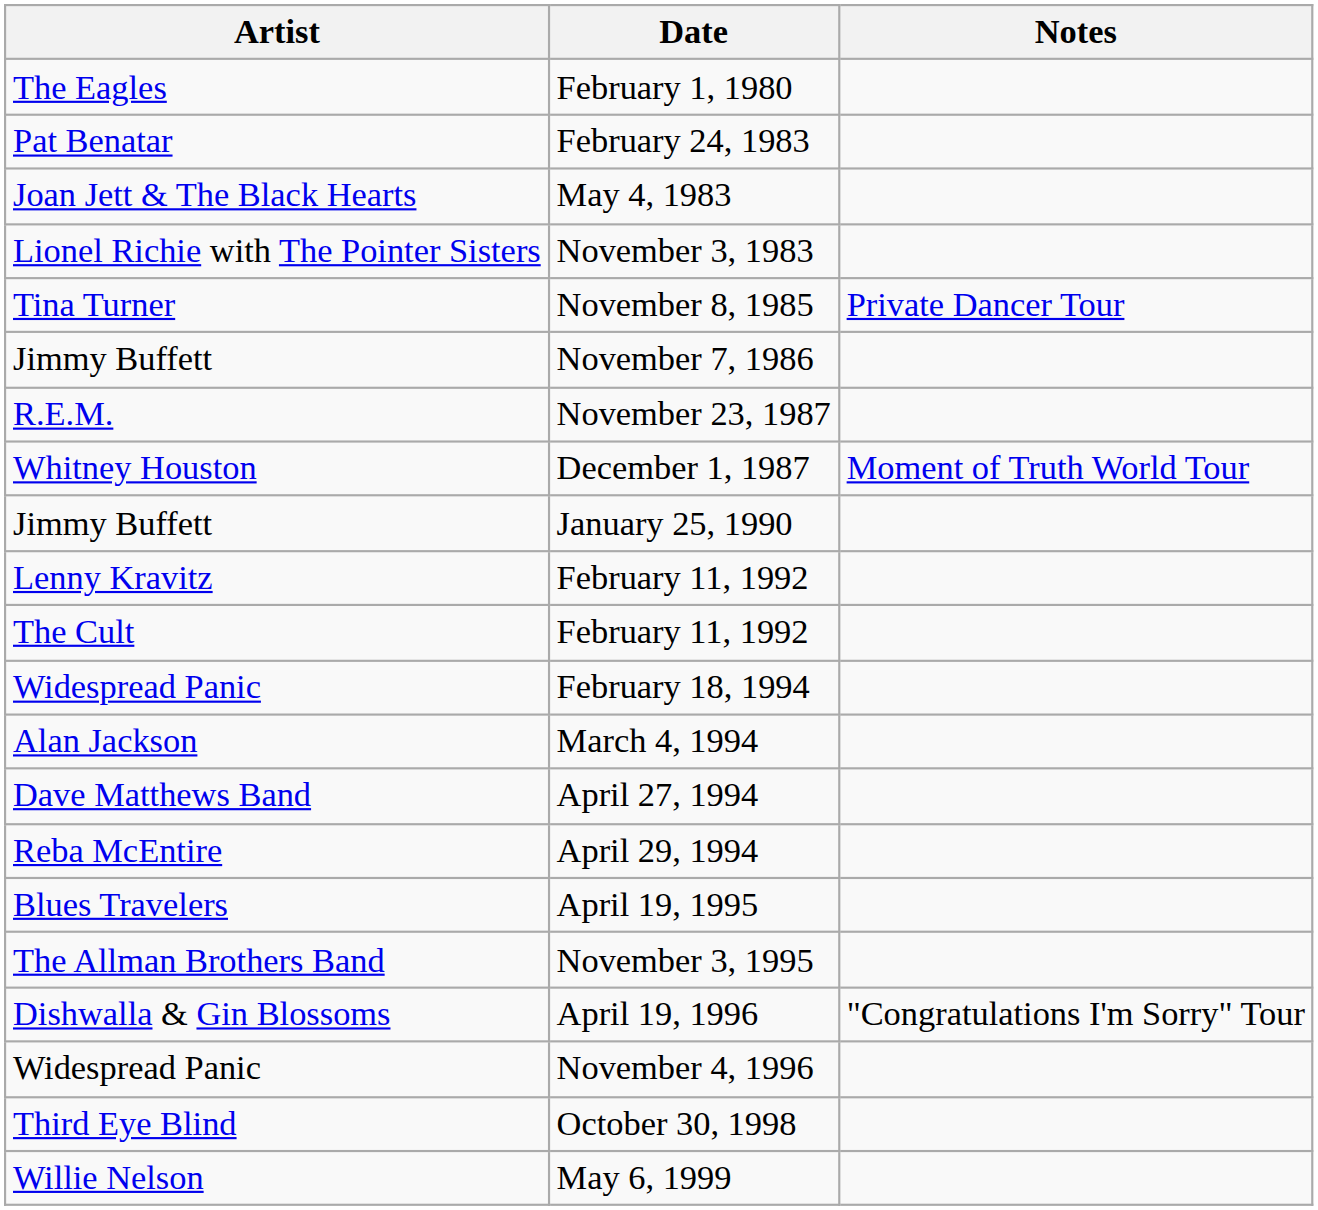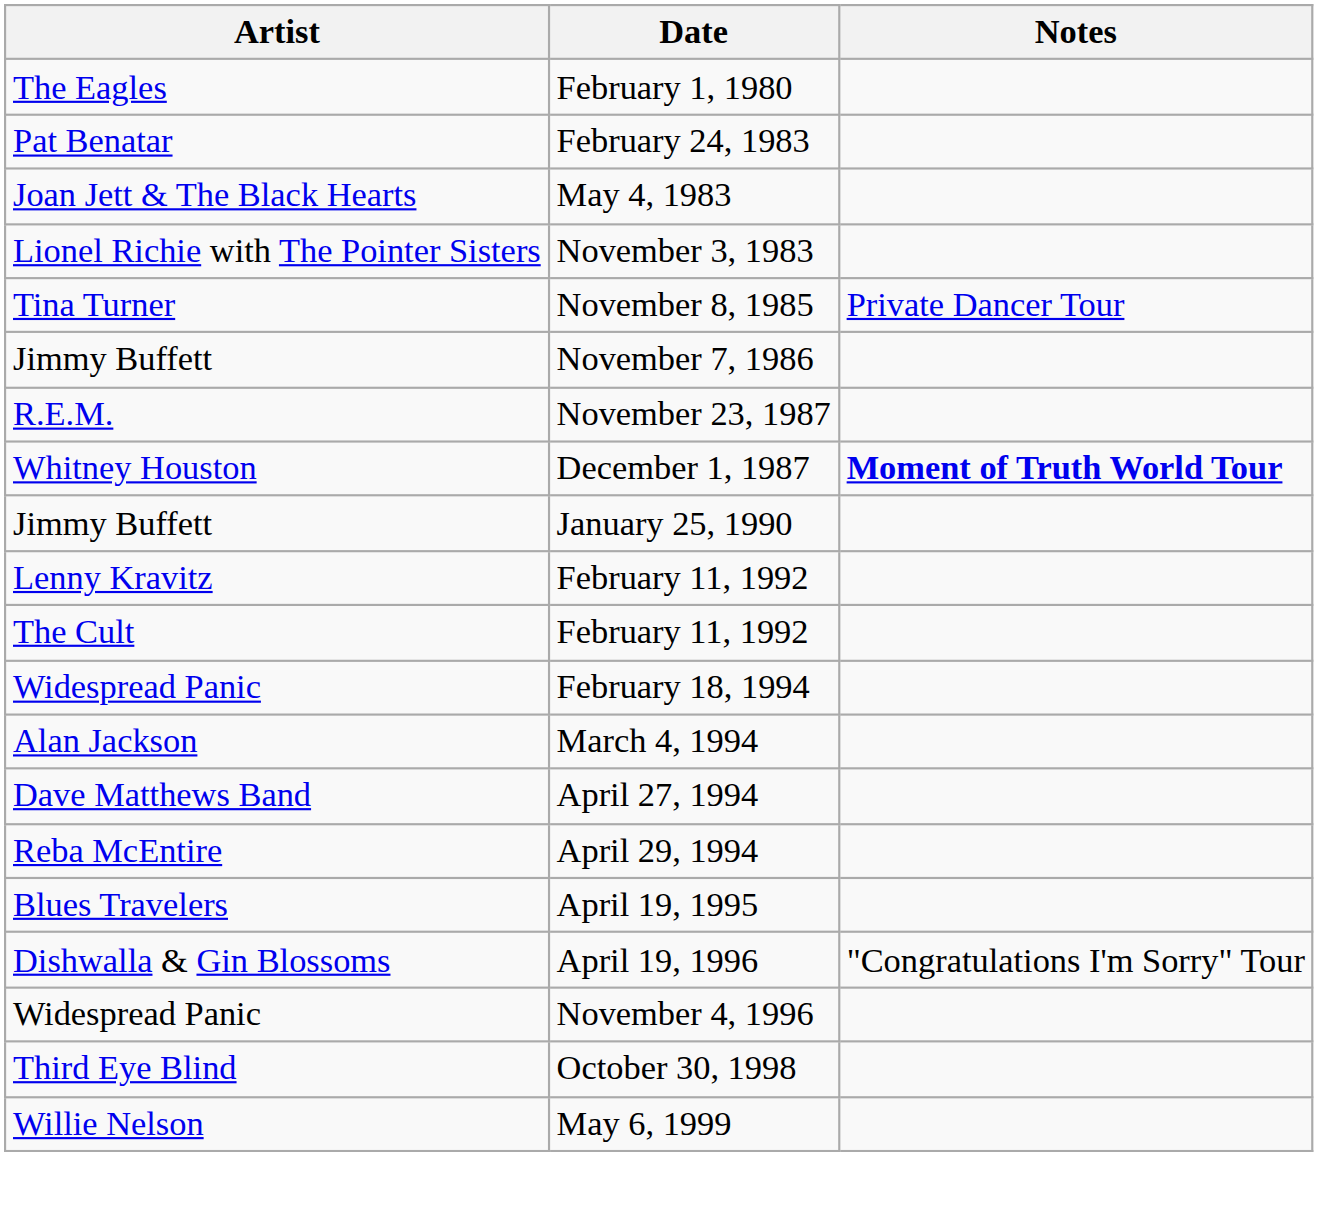(1048, 468) normal -> (1065, 468) bold
- row: (199, 959)
